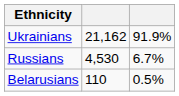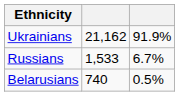(102, 58) 4,530 -> (102, 58) 1,533
(96, 79) 110 -> (96, 79) 740
